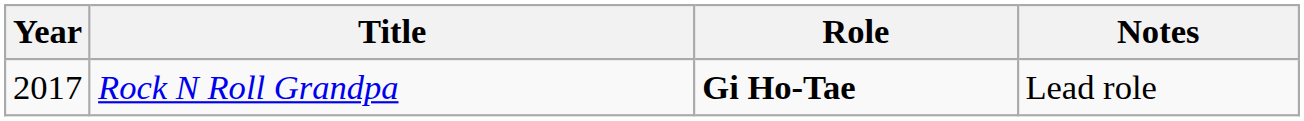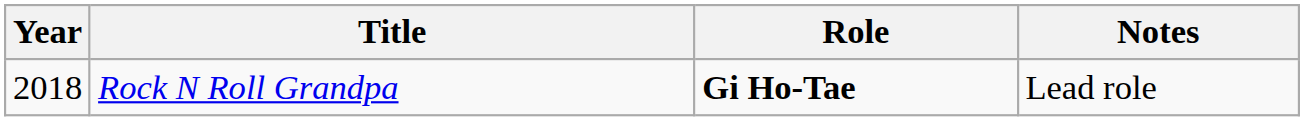(48, 86) 2017 -> (48, 86) 2018
